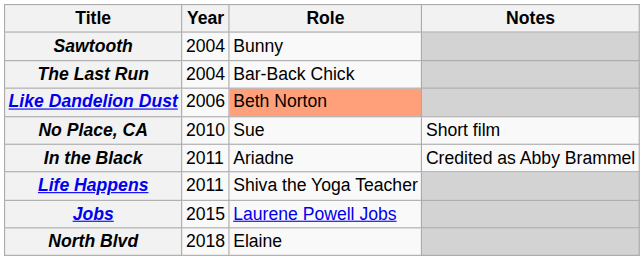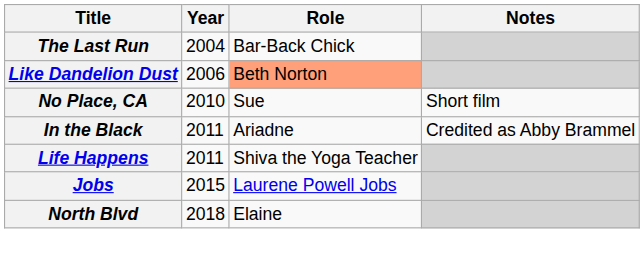- row: (93, 46)
